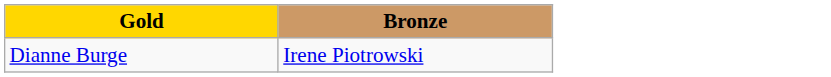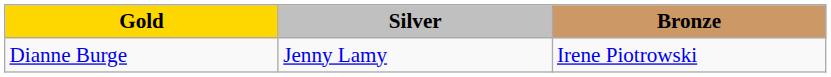+ column: (415, 21)
